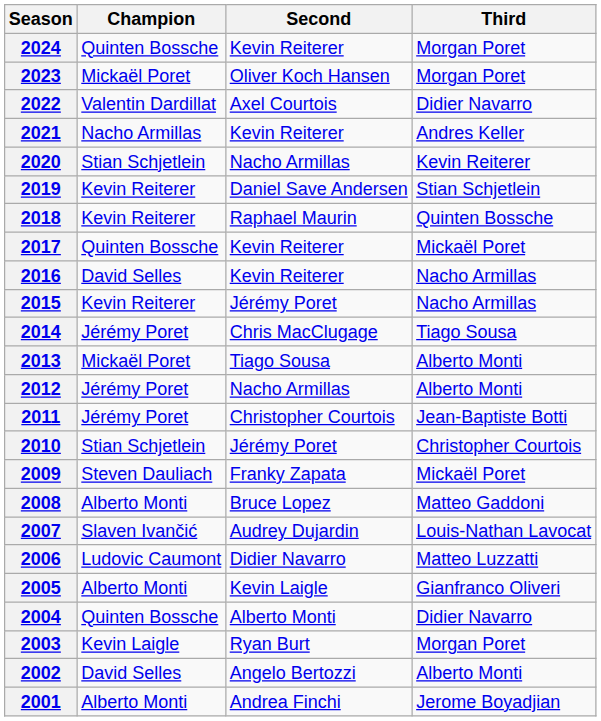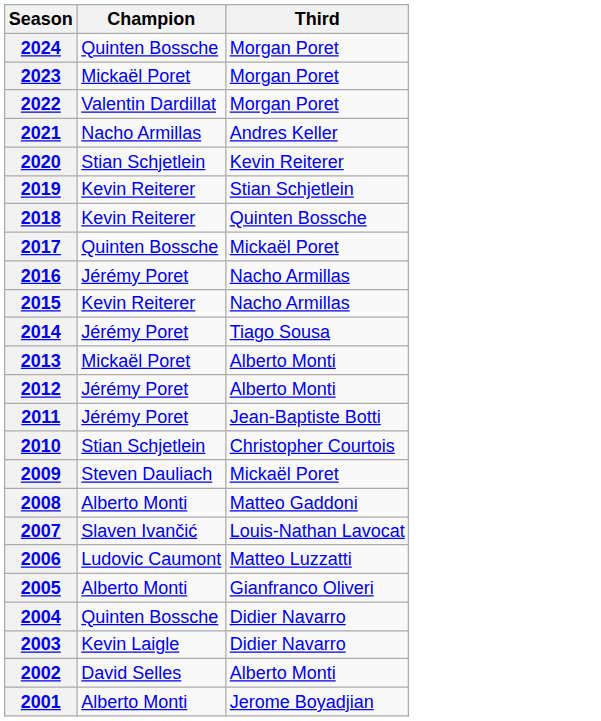- column: (319, 19)
(474, 105) Didier Navarro -> (284, 105) Morgan Poret
(131, 275) David Selles -> (135, 275) Jérémy Poret
(471, 645) Morgan Poret -> (288, 645) Didier Navarro
